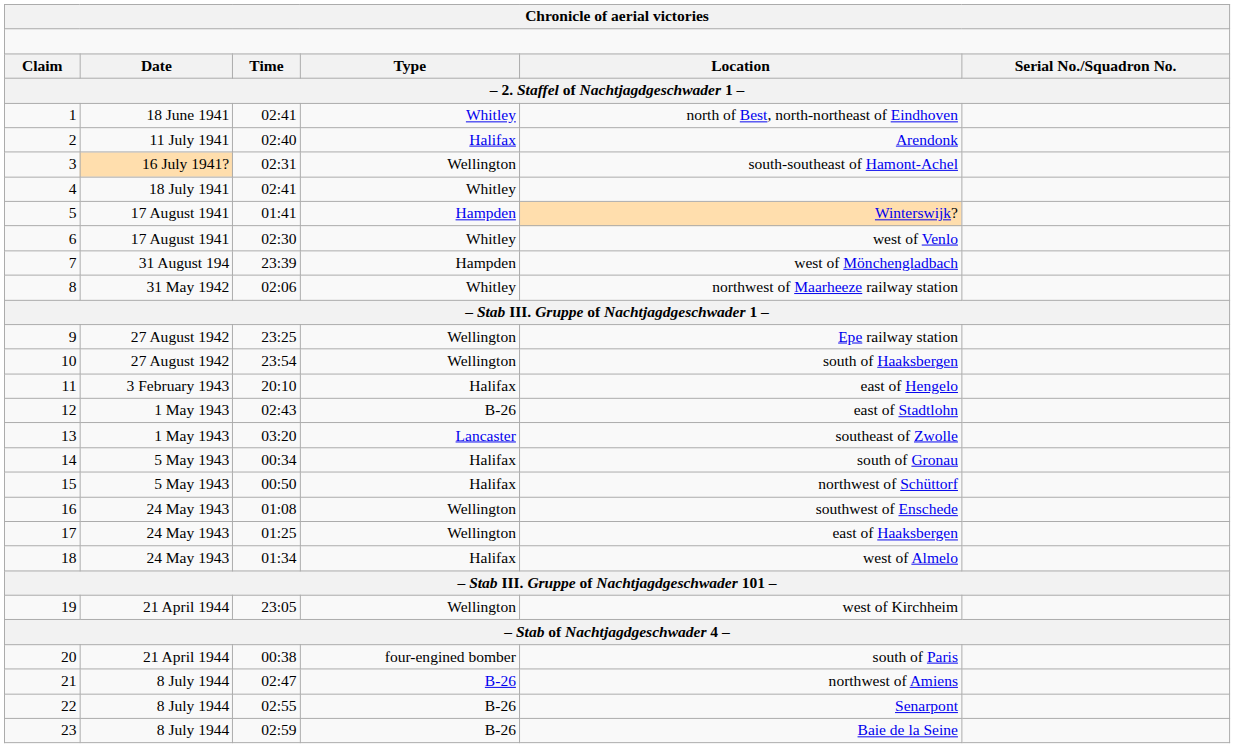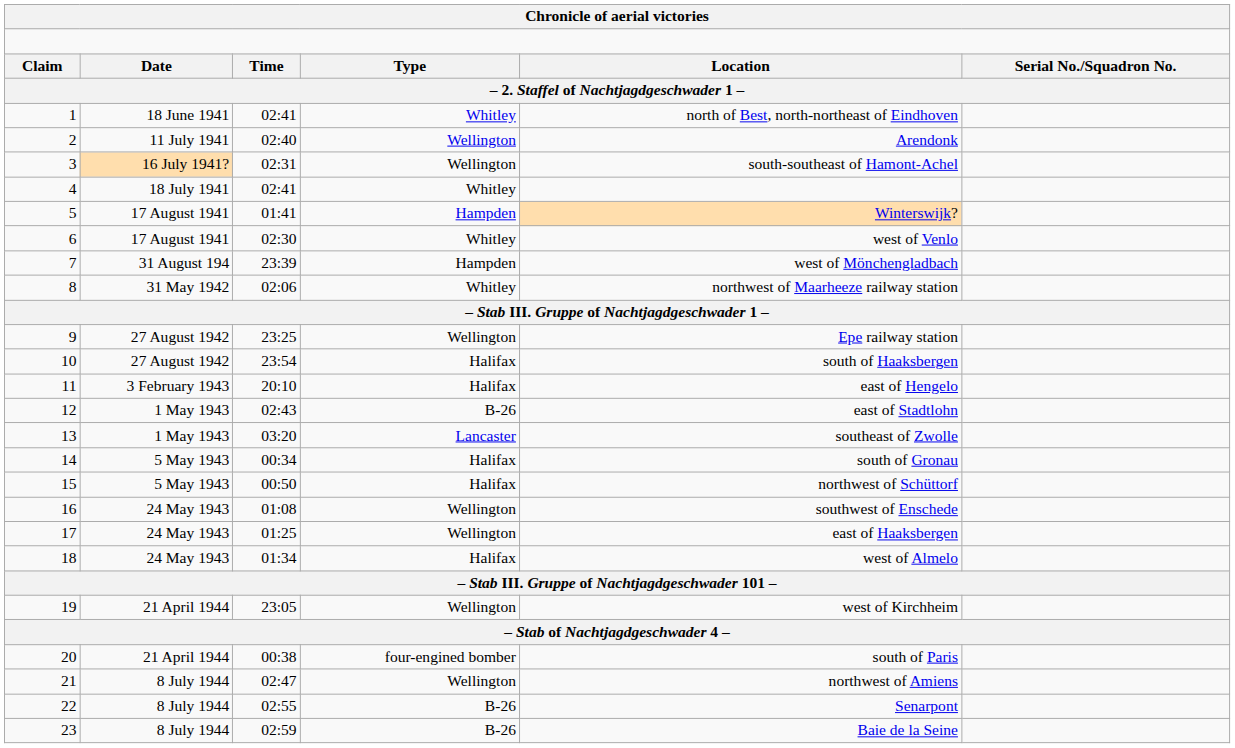(493, 139) Halifax -> (482, 139) Wellington
(482, 361) Wellington -> (493, 361) Halifax
(500, 681) B-26 -> (482, 681) Wellington
